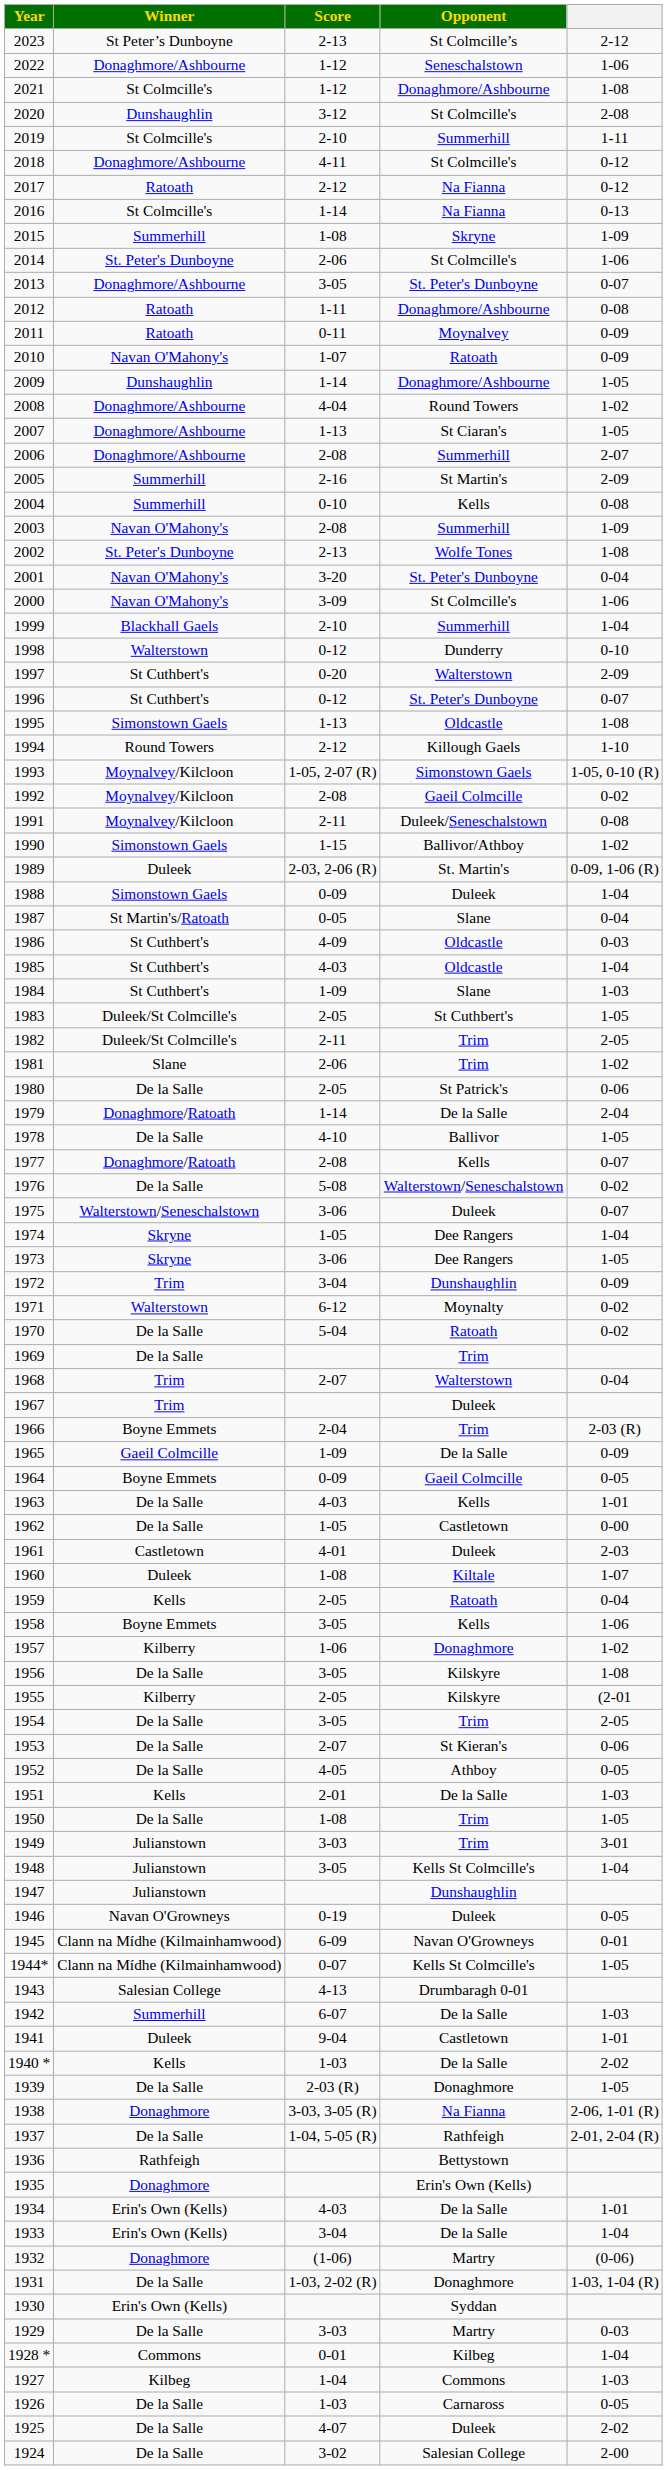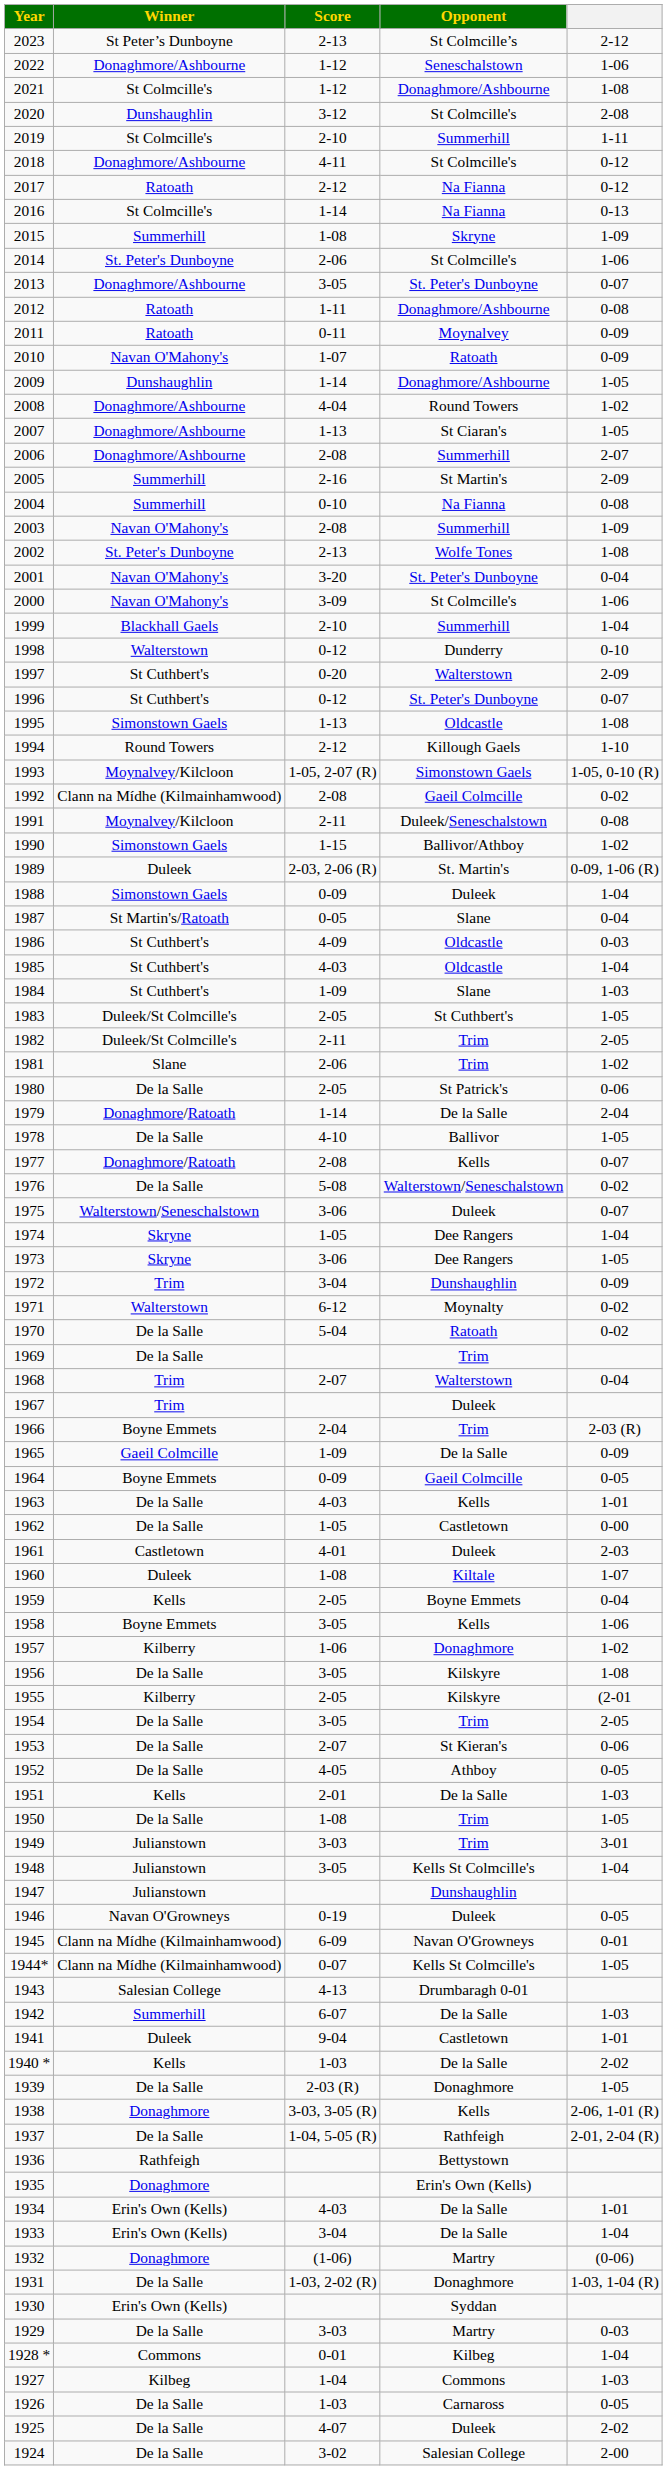(474, 503) Kells -> (474, 503) Na Fianna
(169, 796) Moynalvey/Kilcloon -> (169, 796) Clann na Mídhe (Kilmainhamwood)
(474, 1600) Ratoath -> (474, 1600) Boyne Emmets
(474, 2111) Na Fianna -> (474, 2111) Kells
